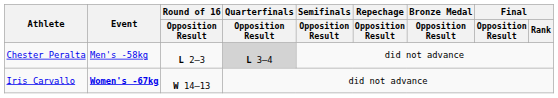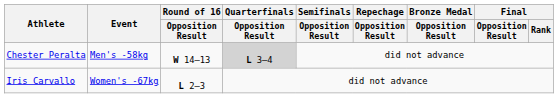(192, 60) L 2–3 -> (192, 60) W 14–13
(124, 80) bold -> (124, 80) normal
(192, 85) W 14–13 -> (192, 85) L 2–3
